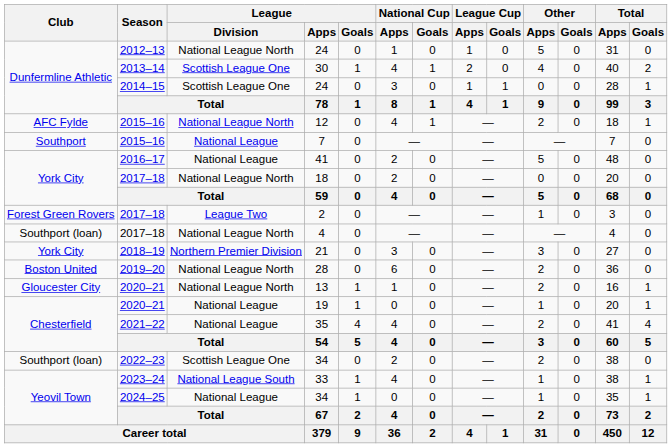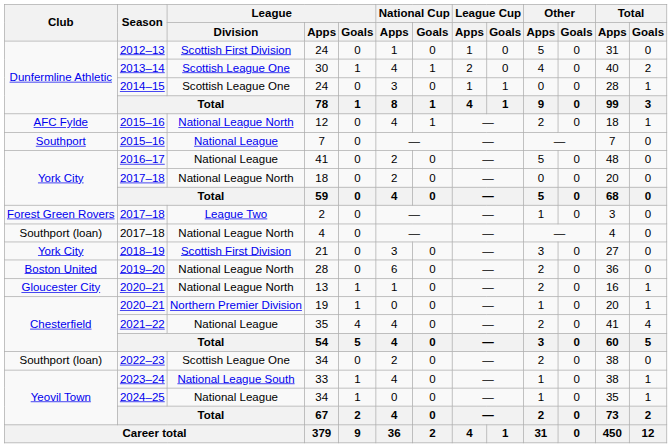(236, 50) National League North -> (236, 50) Scottish First Division
(236, 251) Northern Premier Division -> (236, 251) Scottish First Division
(236, 305) National League -> (236, 305) Northern Premier Division
